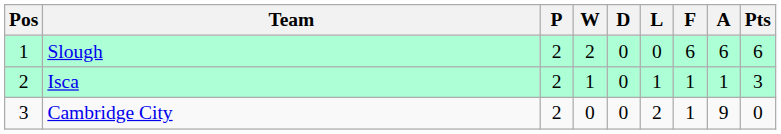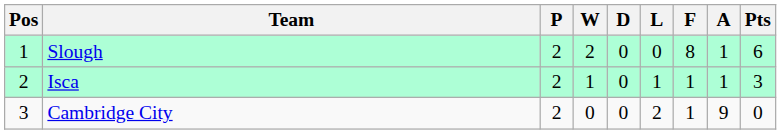(690, 50) 6 -> (690, 50) 8
(724, 50) 6 -> (724, 50) 1
